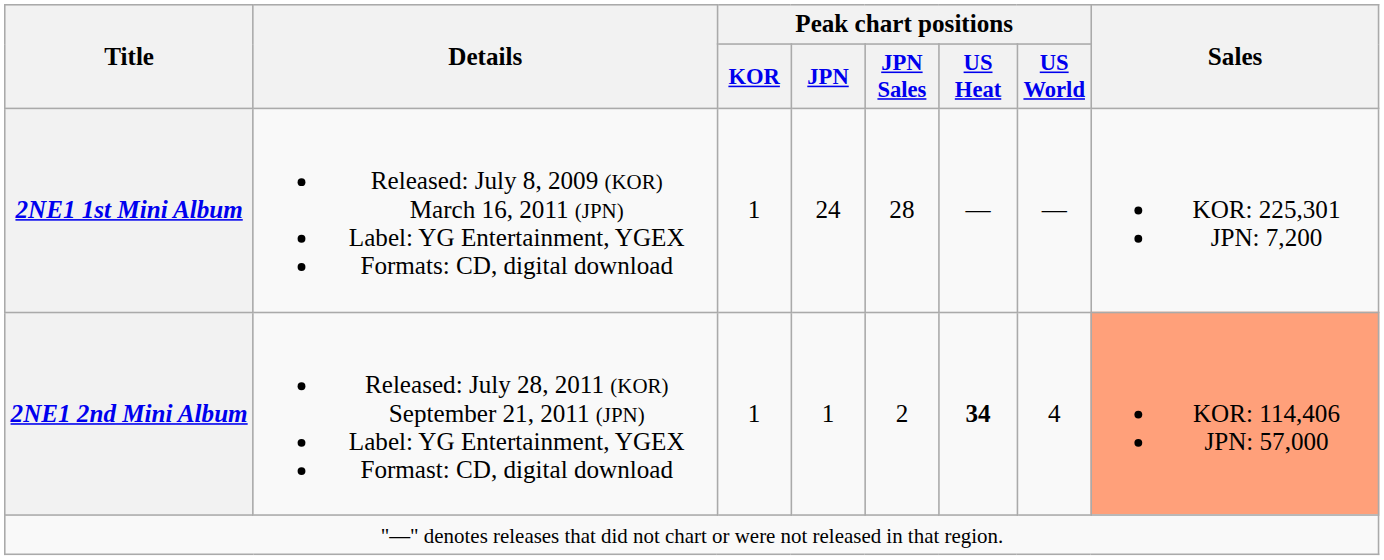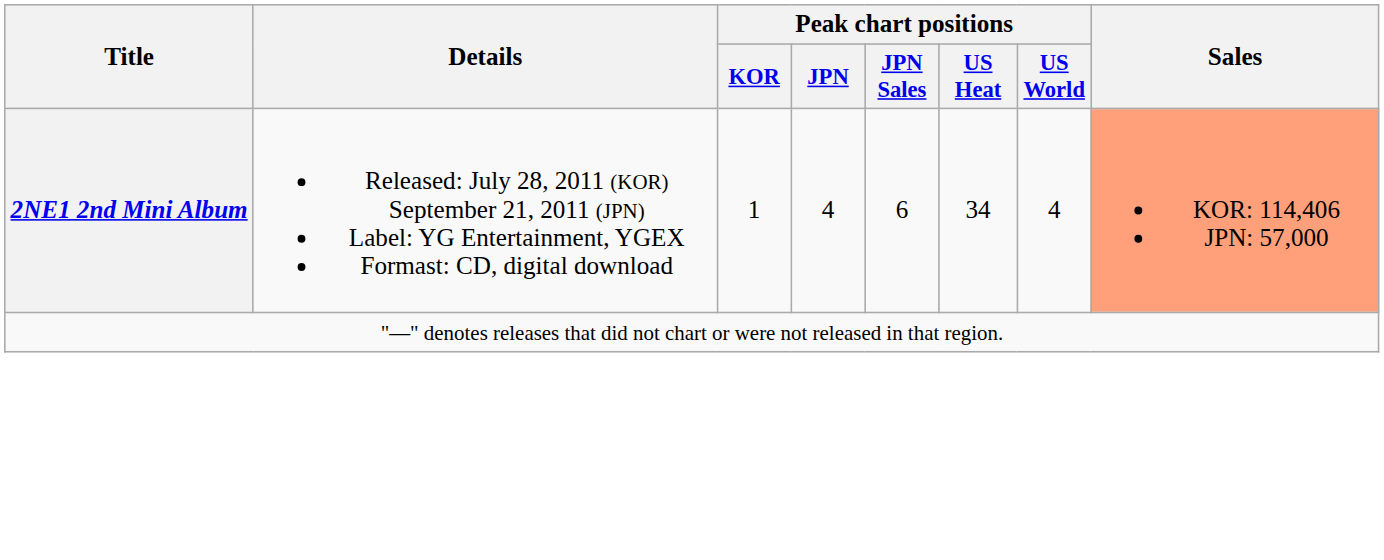- row: (129, 209)
(828, 412) 1 -> (828, 209) 4
(902, 412) 2 -> (902, 209) 6
(978, 412) bold -> (978, 209) normal
